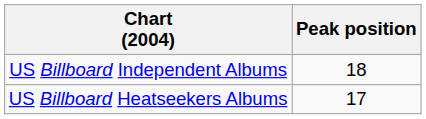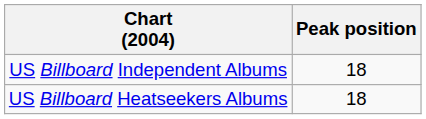(356, 98) 17 -> (356, 98) 18
